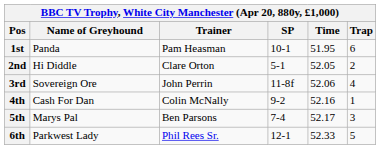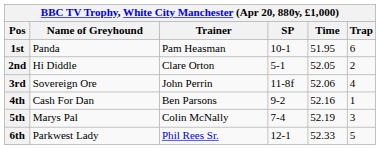(195, 100) Colin McNally -> (189, 100) Ben Parsons
(189, 118) Ben Parsons -> (195, 118) Colin McNally
(323, 118) 52.17 -> (323, 118) 52.19
